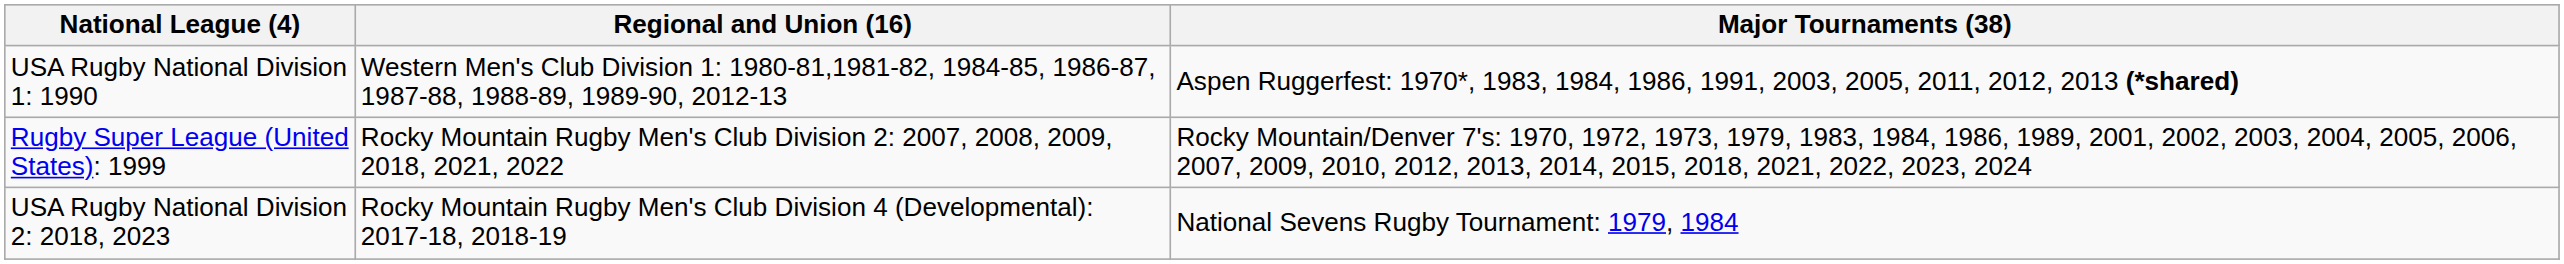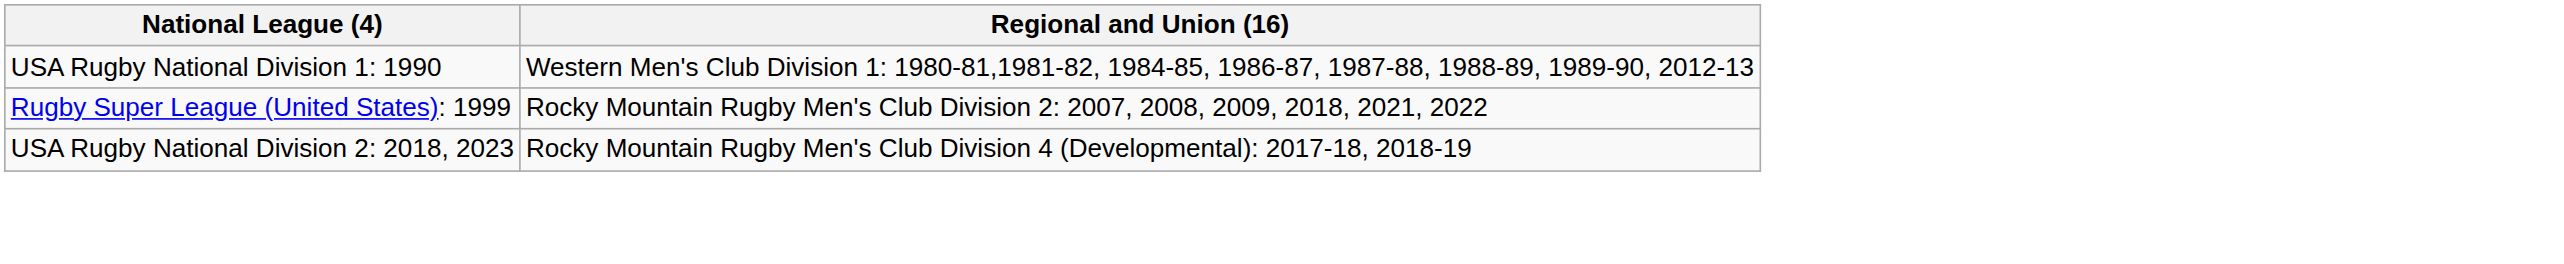- column: (1865, 25)
